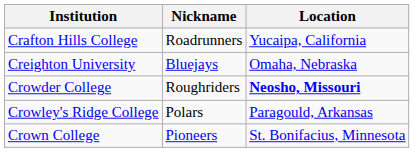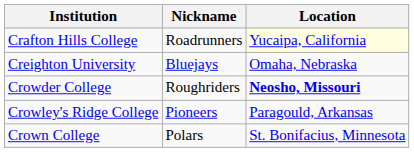(308, 40) no background -> (308, 40) lightyellow background
(184, 111) Polars -> (191, 111) Pioneers
(191, 135) Pioneers -> (184, 135) Polars
